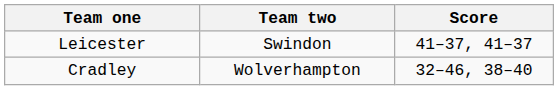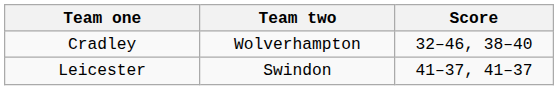rows swapped: (102, 44) <-> (102, 71)
